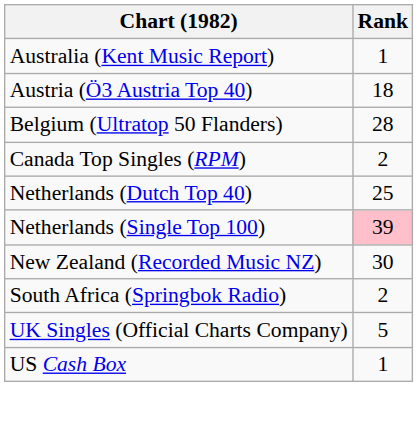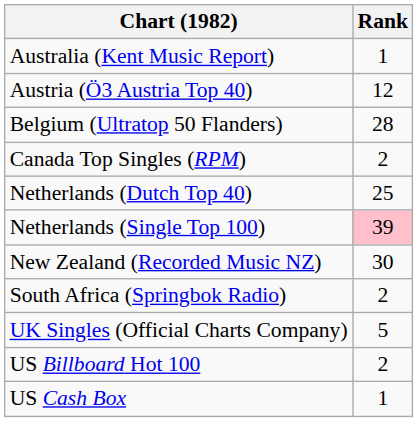(383, 90) 18 -> (383, 90) 12
+ row: (105, 364)
